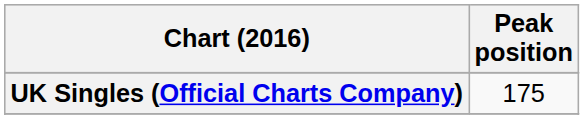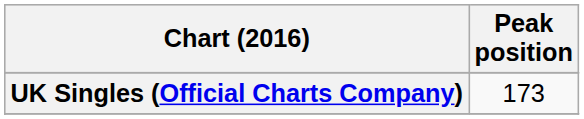(524, 93) 175 -> (524, 93) 173
